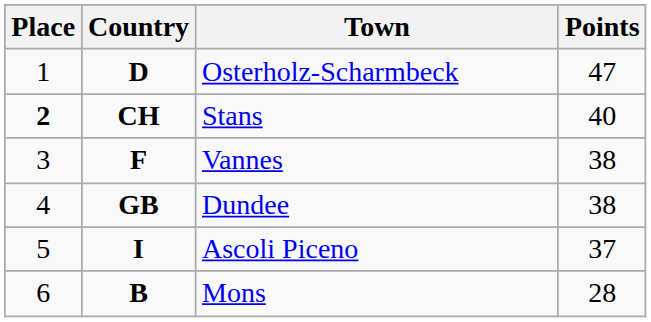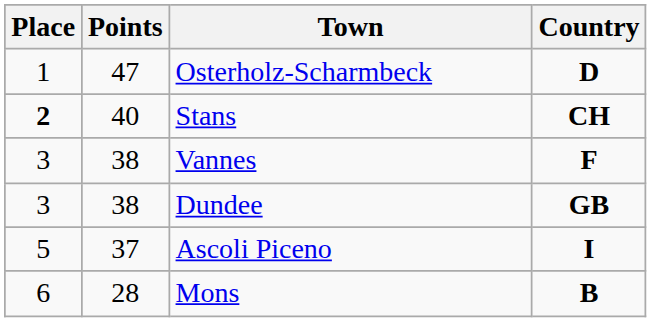columns swapped: (139, 26) <-> (602, 26)
(43, 204) 4 -> (43, 204) 3
